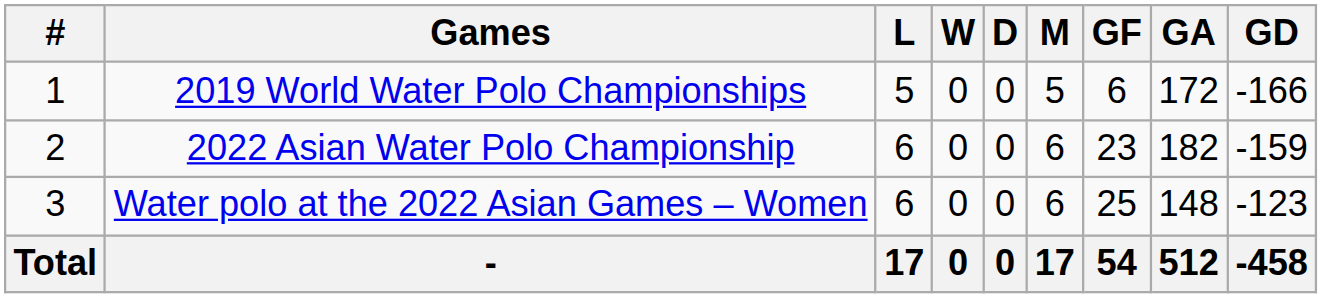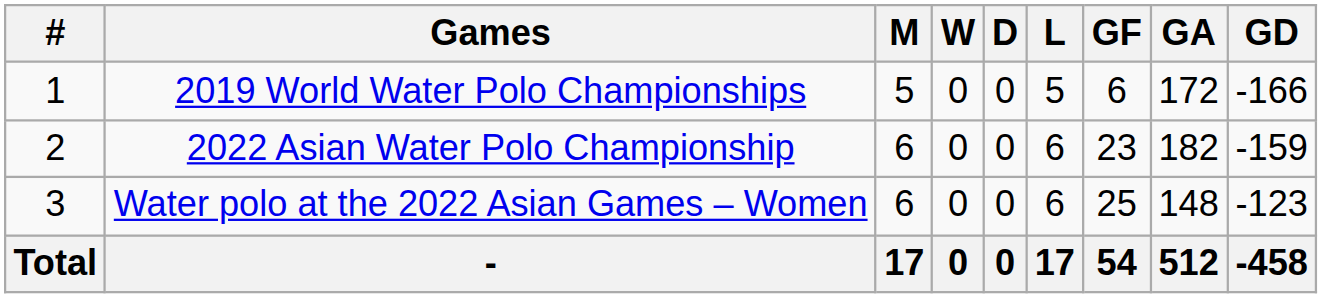columns swapped: (1055, 33) <-> (904, 33)
